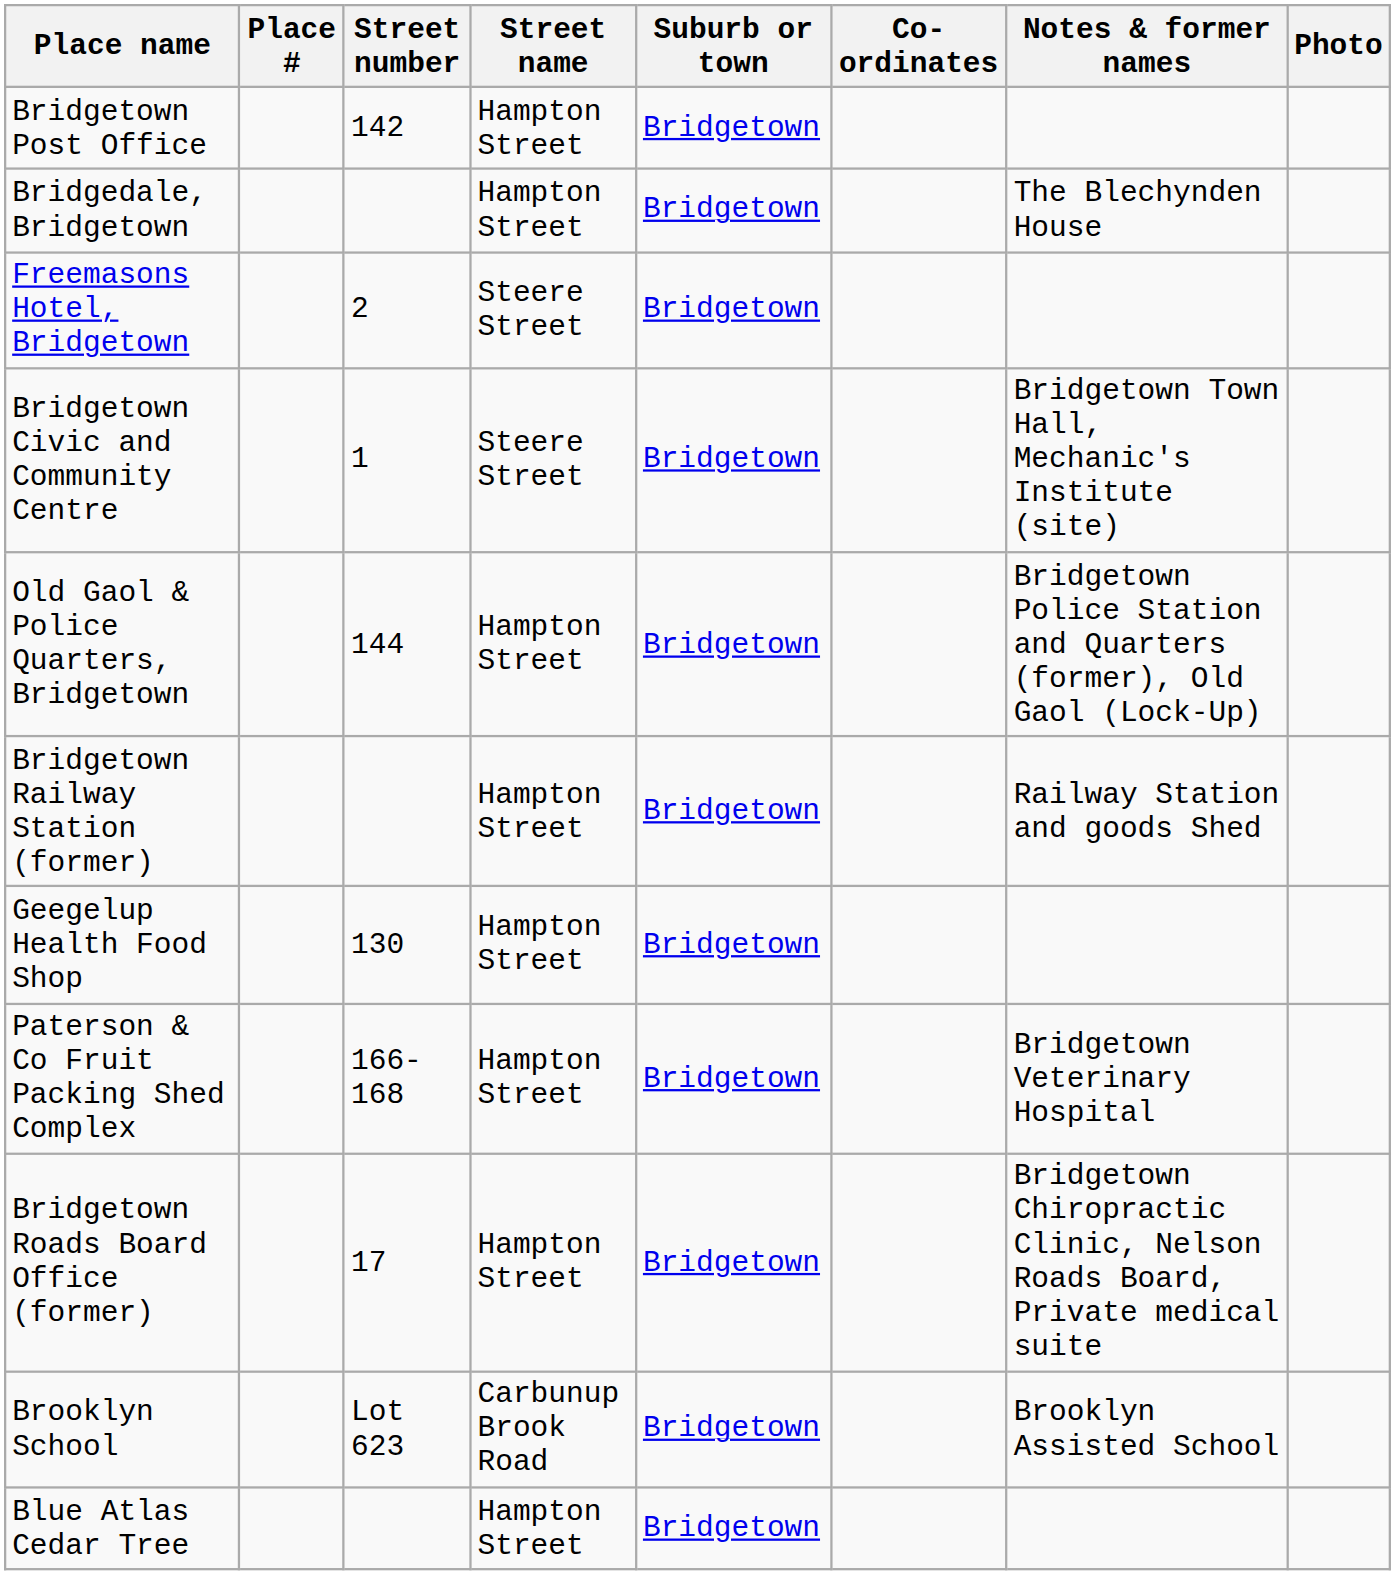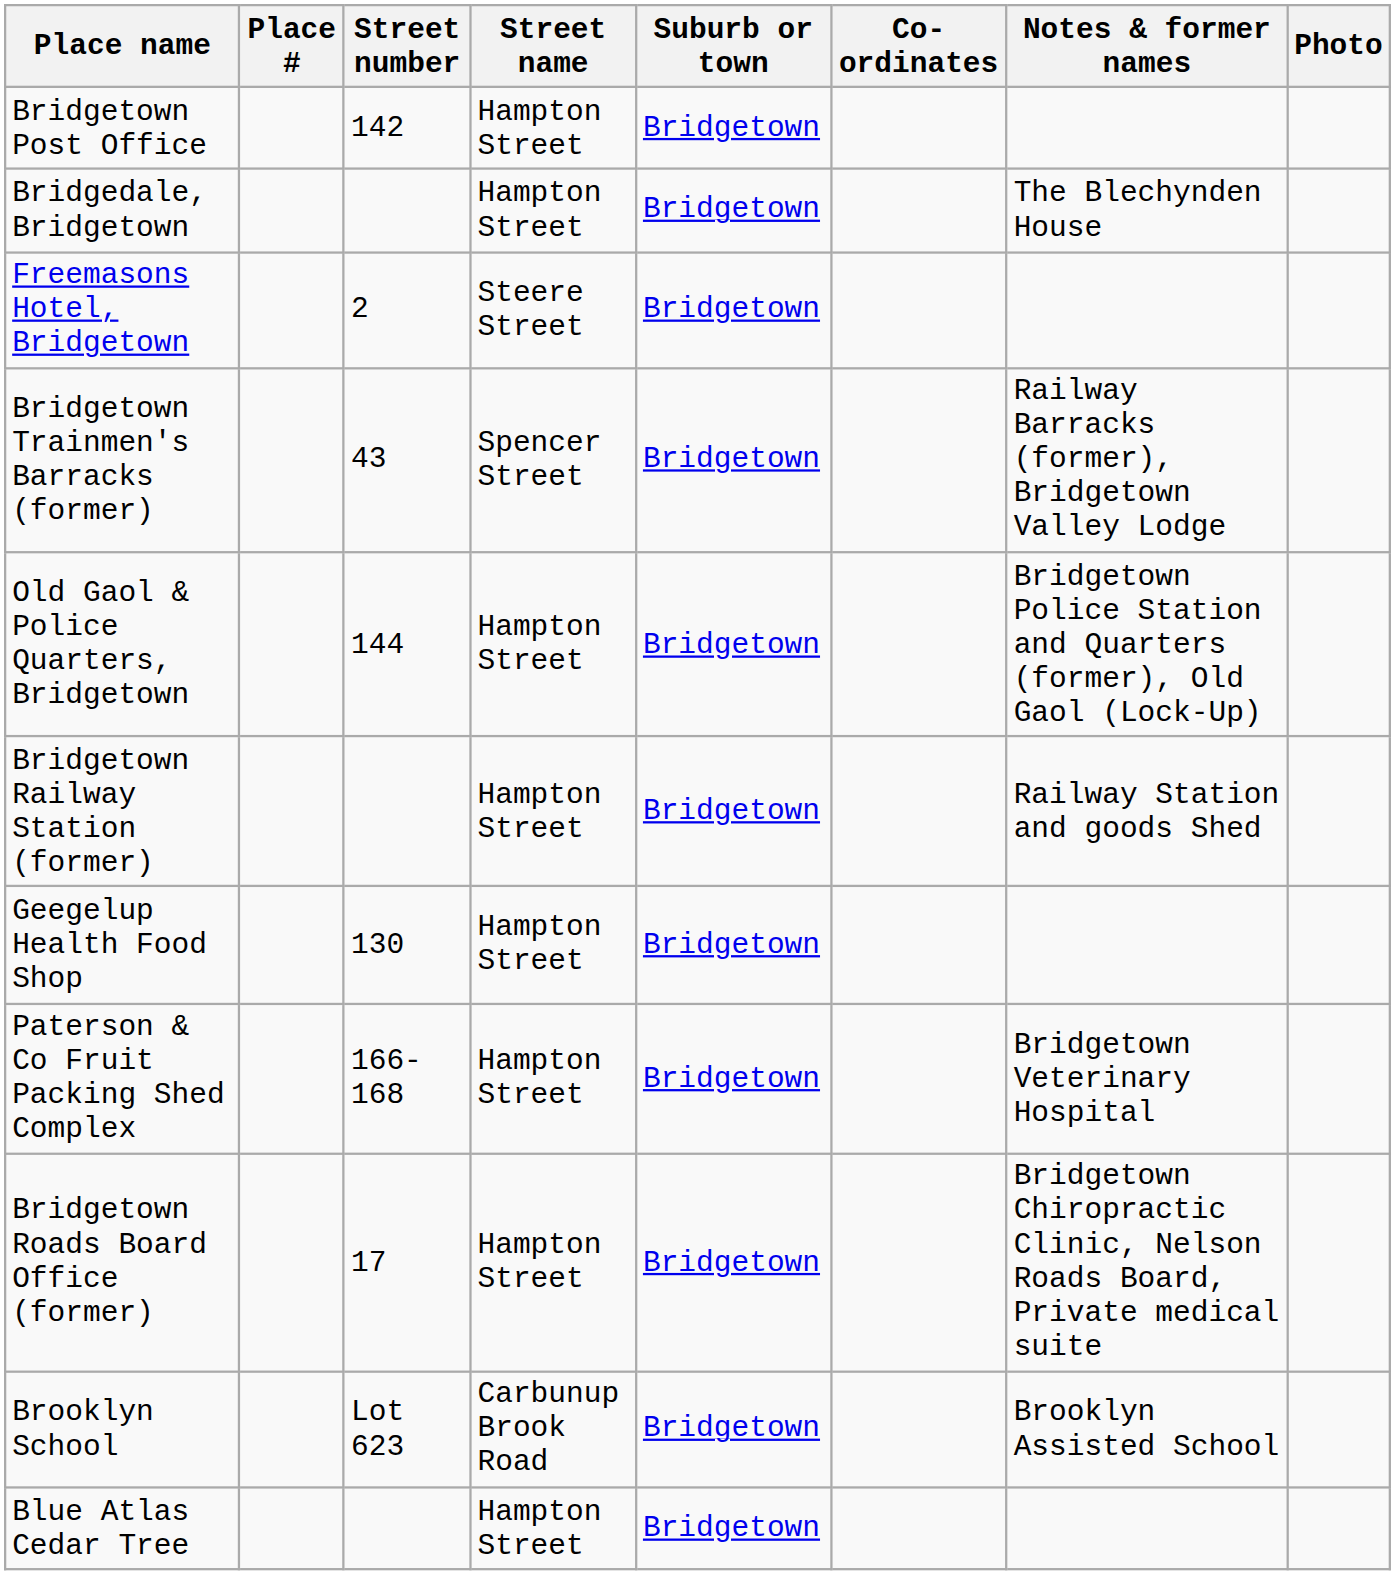- row: (101, 460)
+ row: (101, 460)
